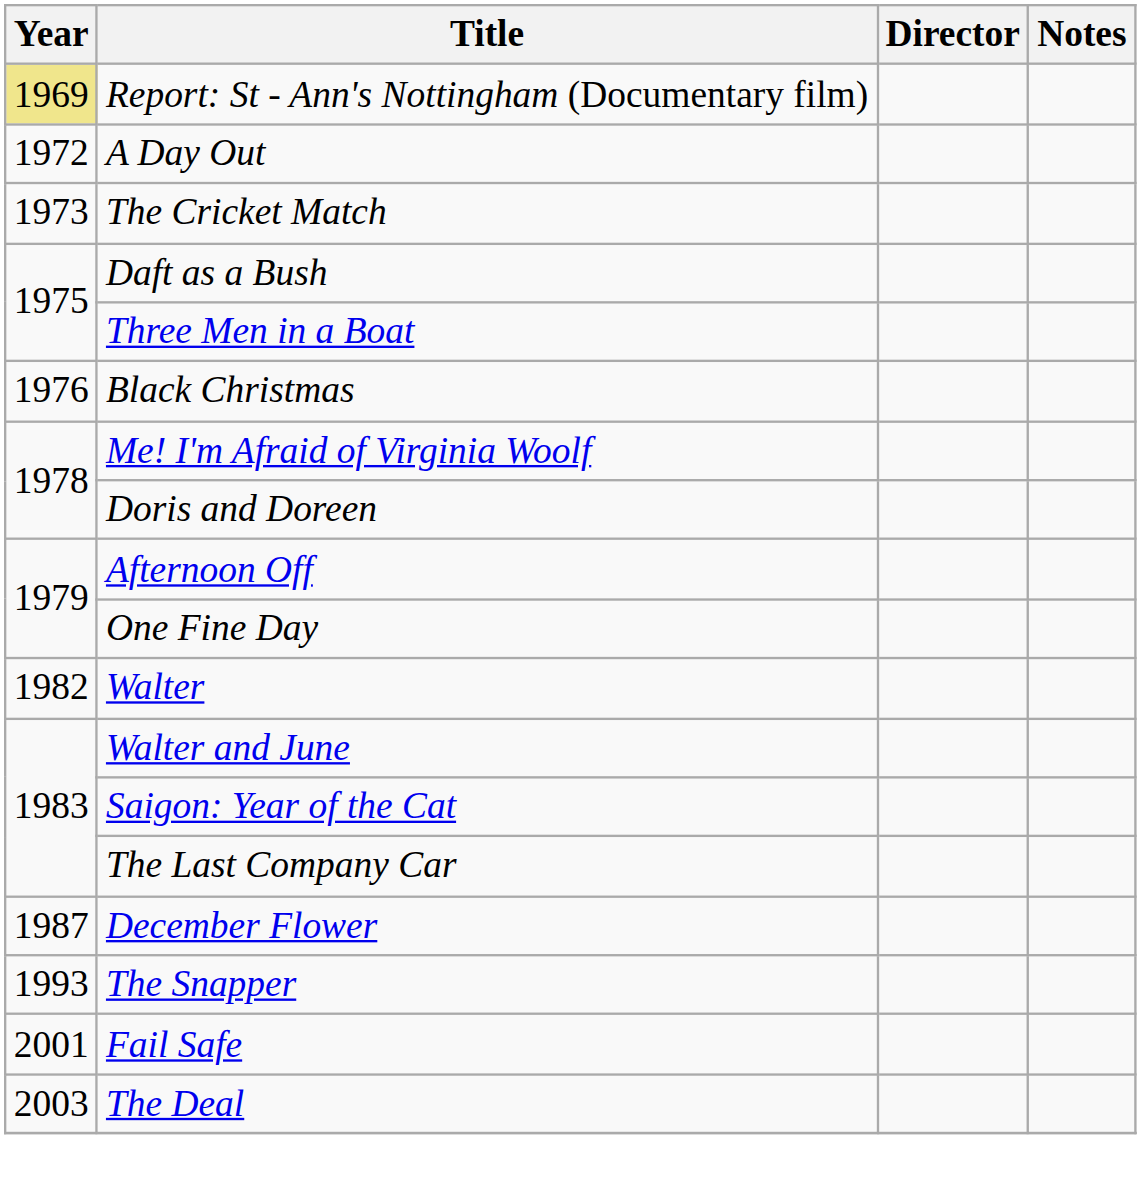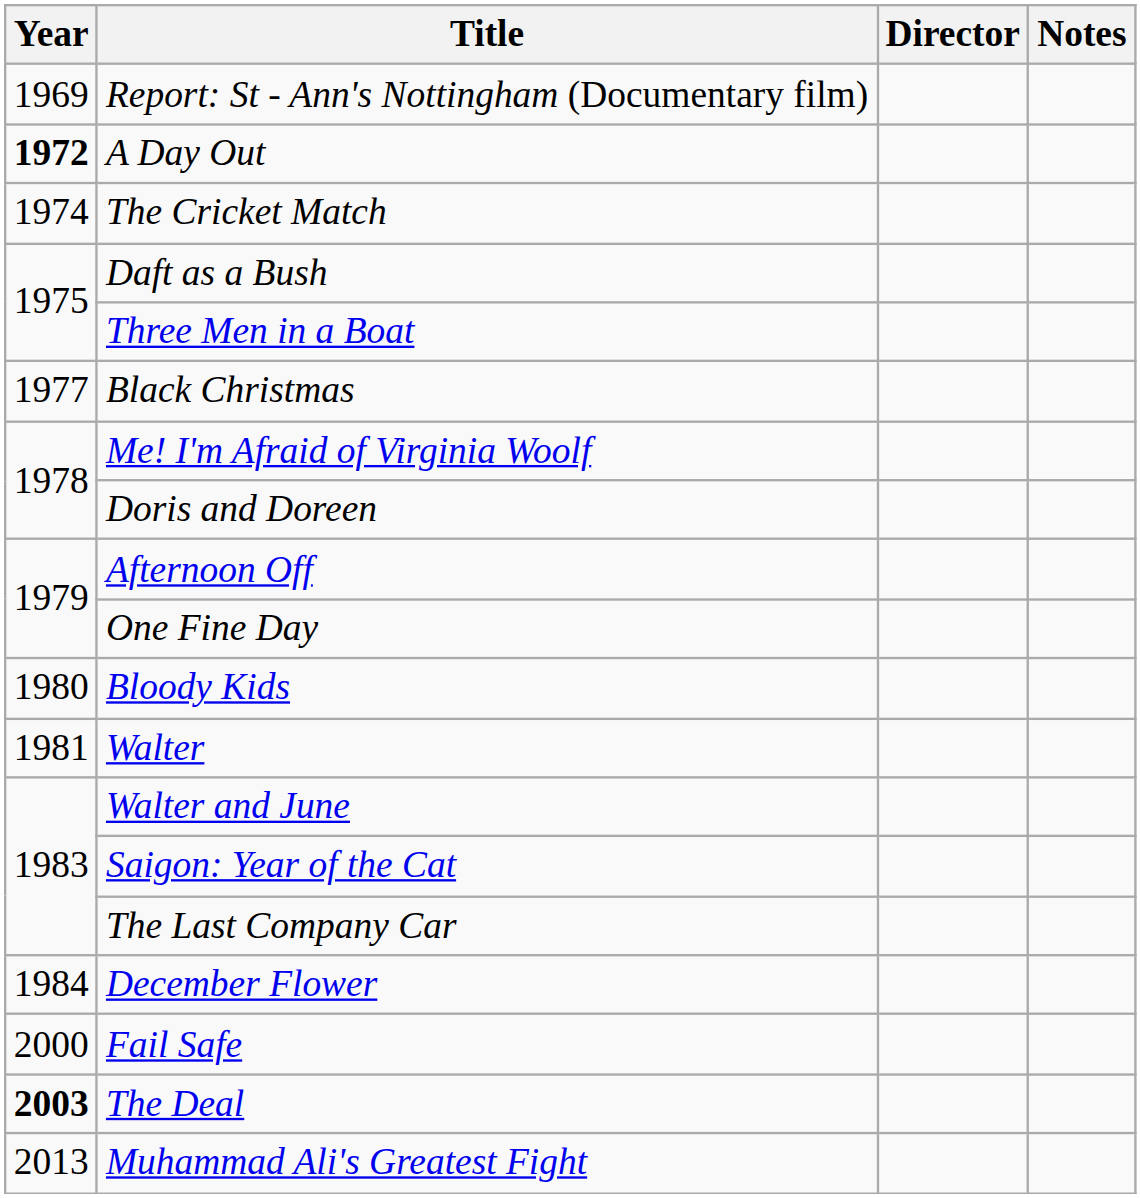(51, 93) khaki background -> (51, 93) no background
(51, 152) normal -> (51, 152) bold
(51, 212) 1973 -> (51, 212) 1974
(51, 390) 1976 -> (51, 390) 1977
+ row: (198, 687)
(51, 687) 1982 -> (51, 746) 1981
(51, 924) 1987 -> (51, 984) 1984
- row: (201, 984)
(51, 1043) 2001 -> (51, 1043) 2000
(51, 1102) normal -> (51, 1102) bold
+ row: (347, 1162)
